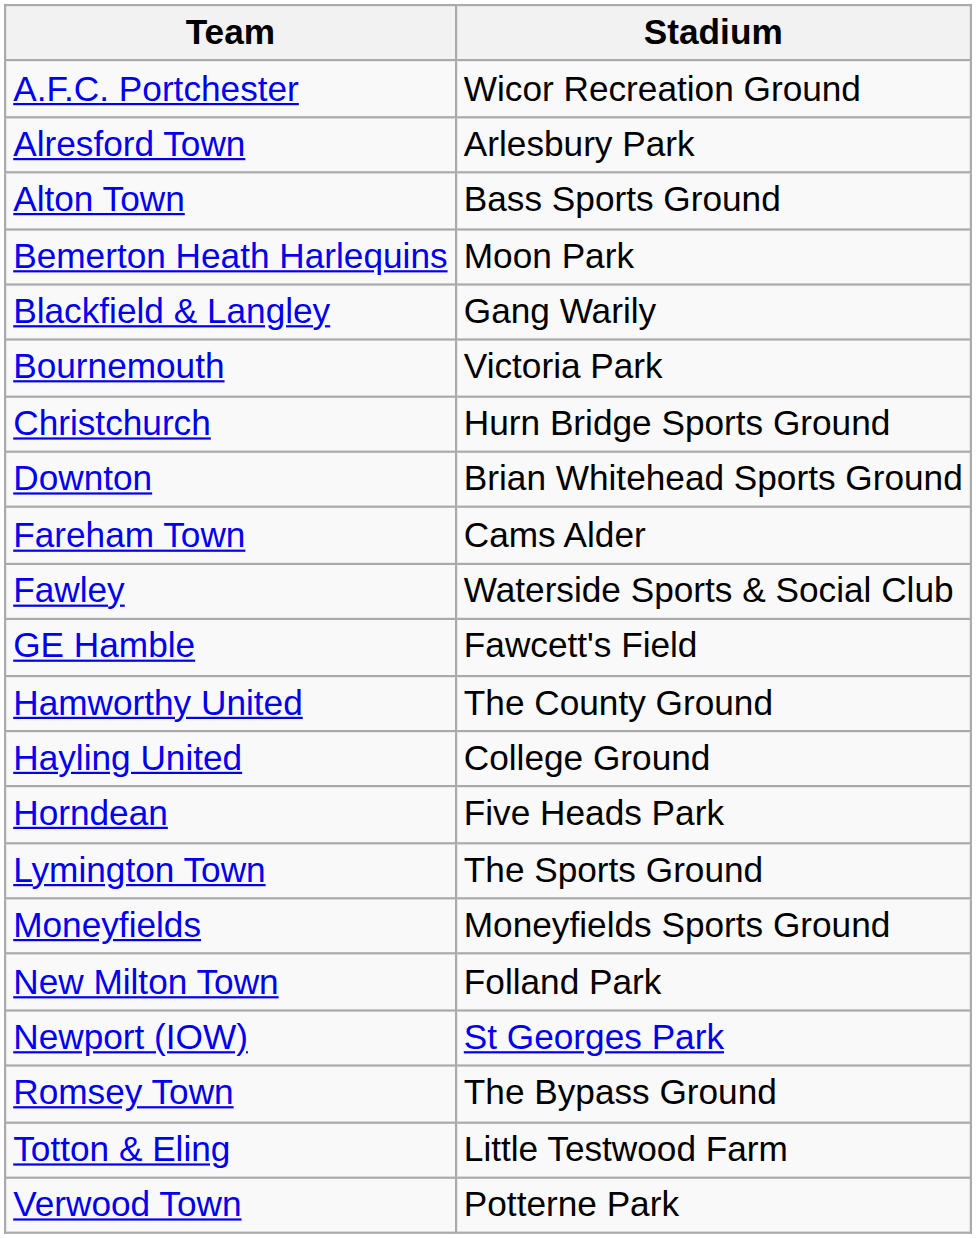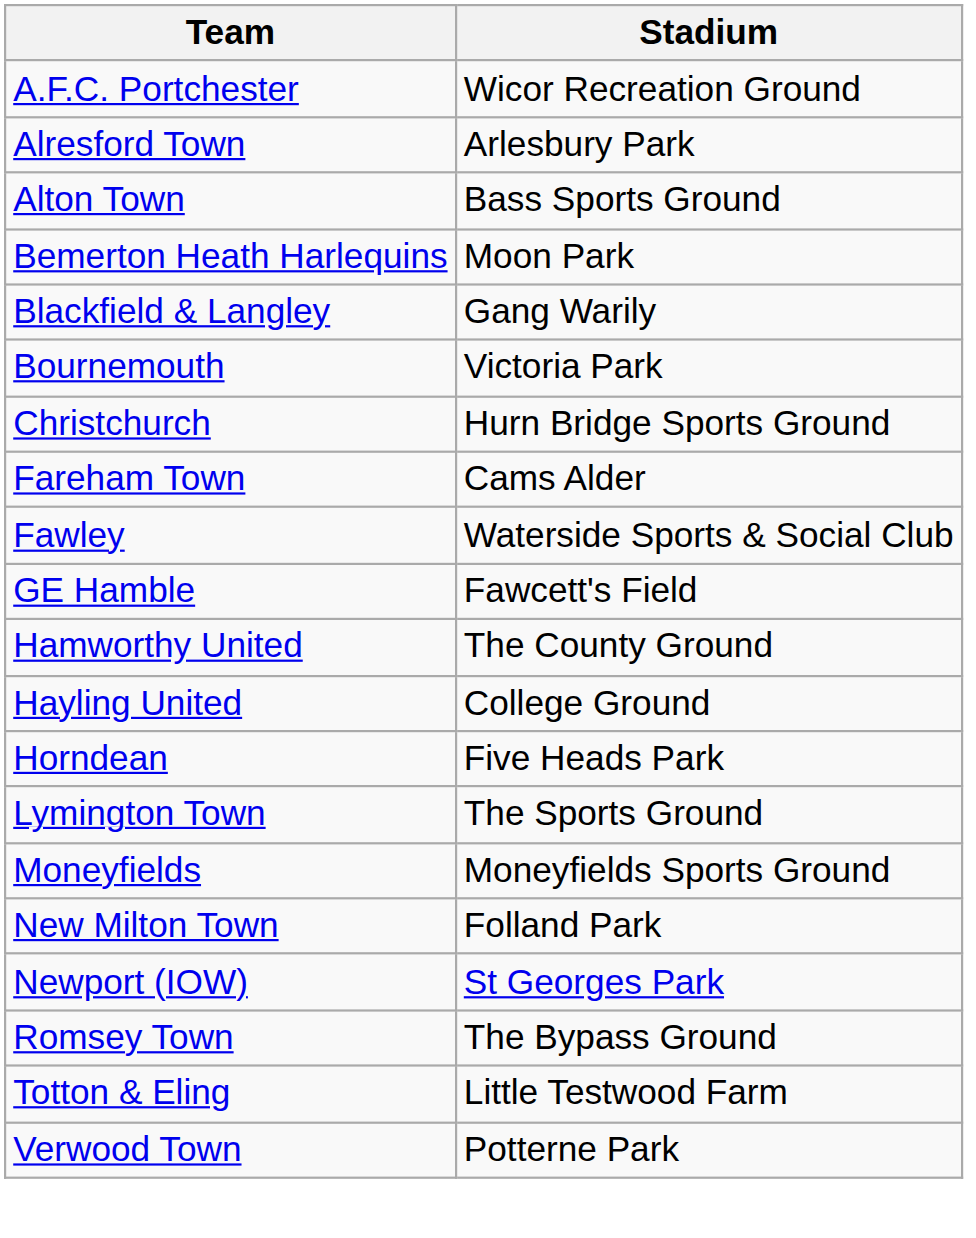- row: (83, 479)
